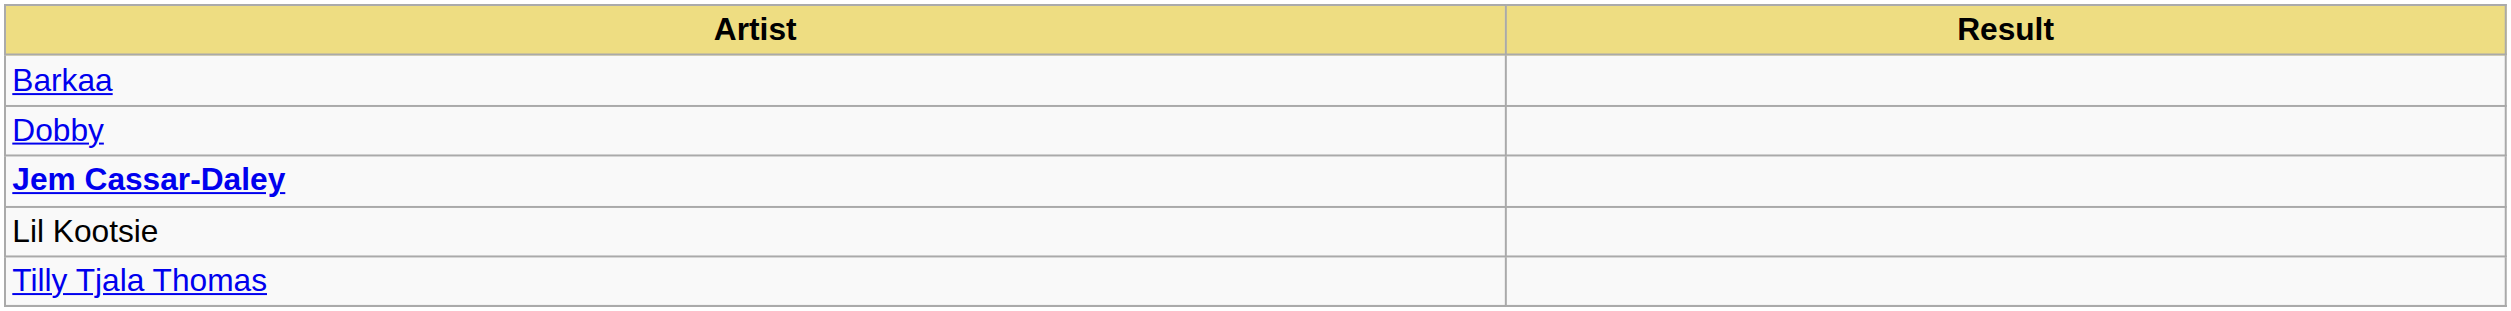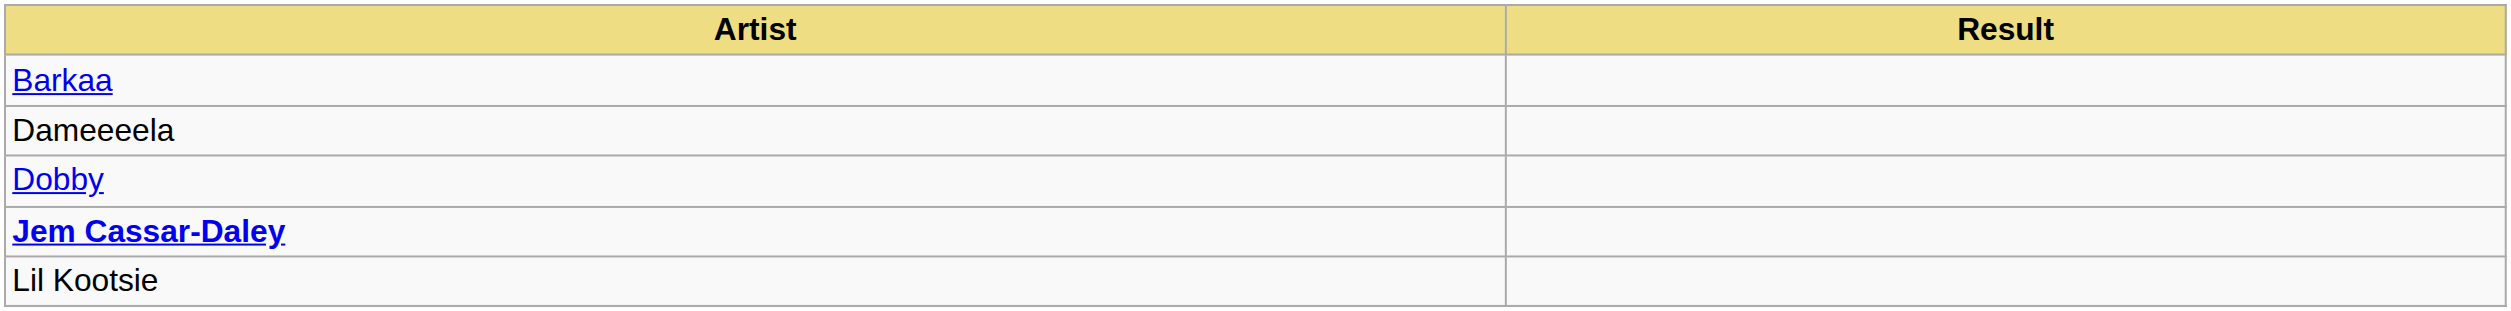+ row: (93, 130)
- row: (140, 280)
